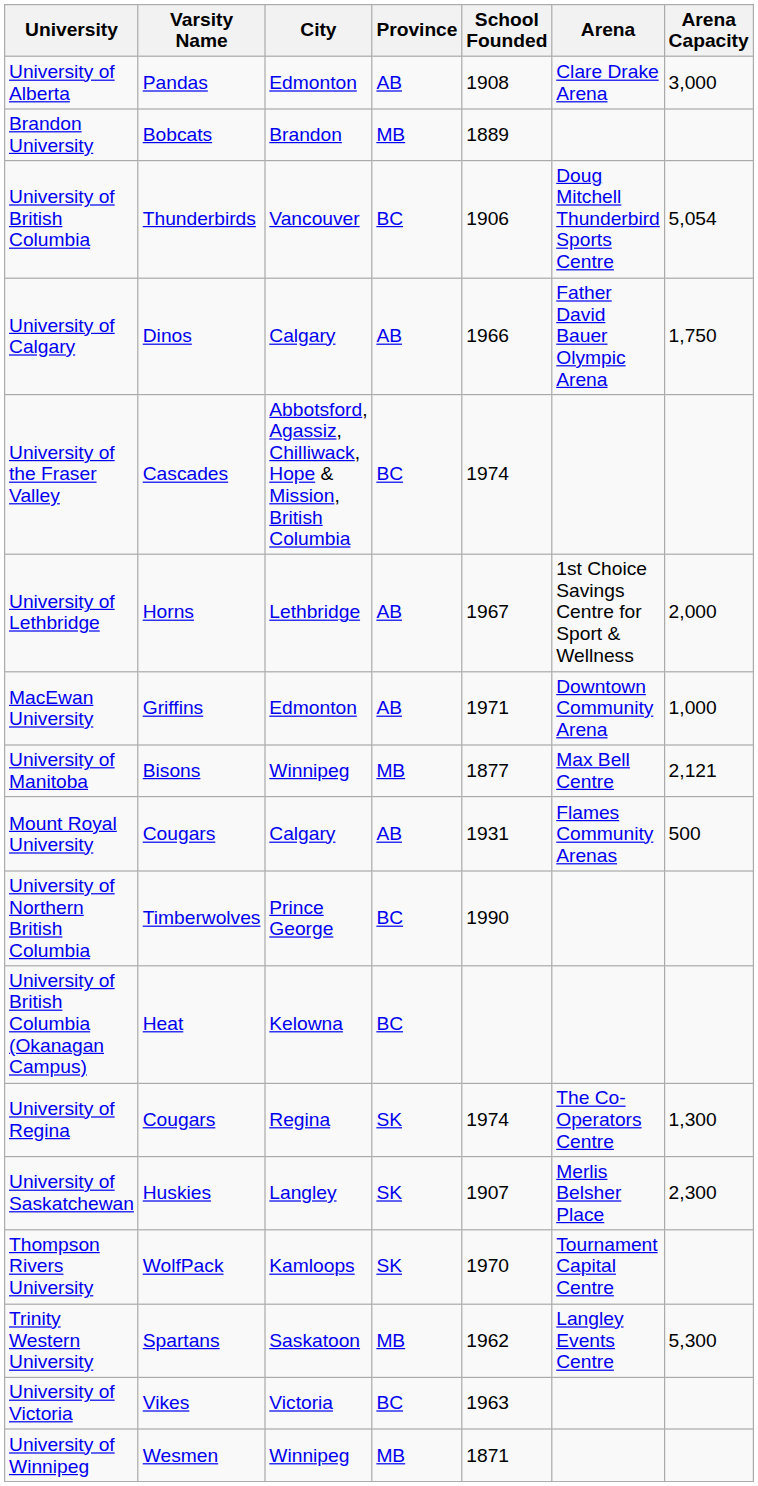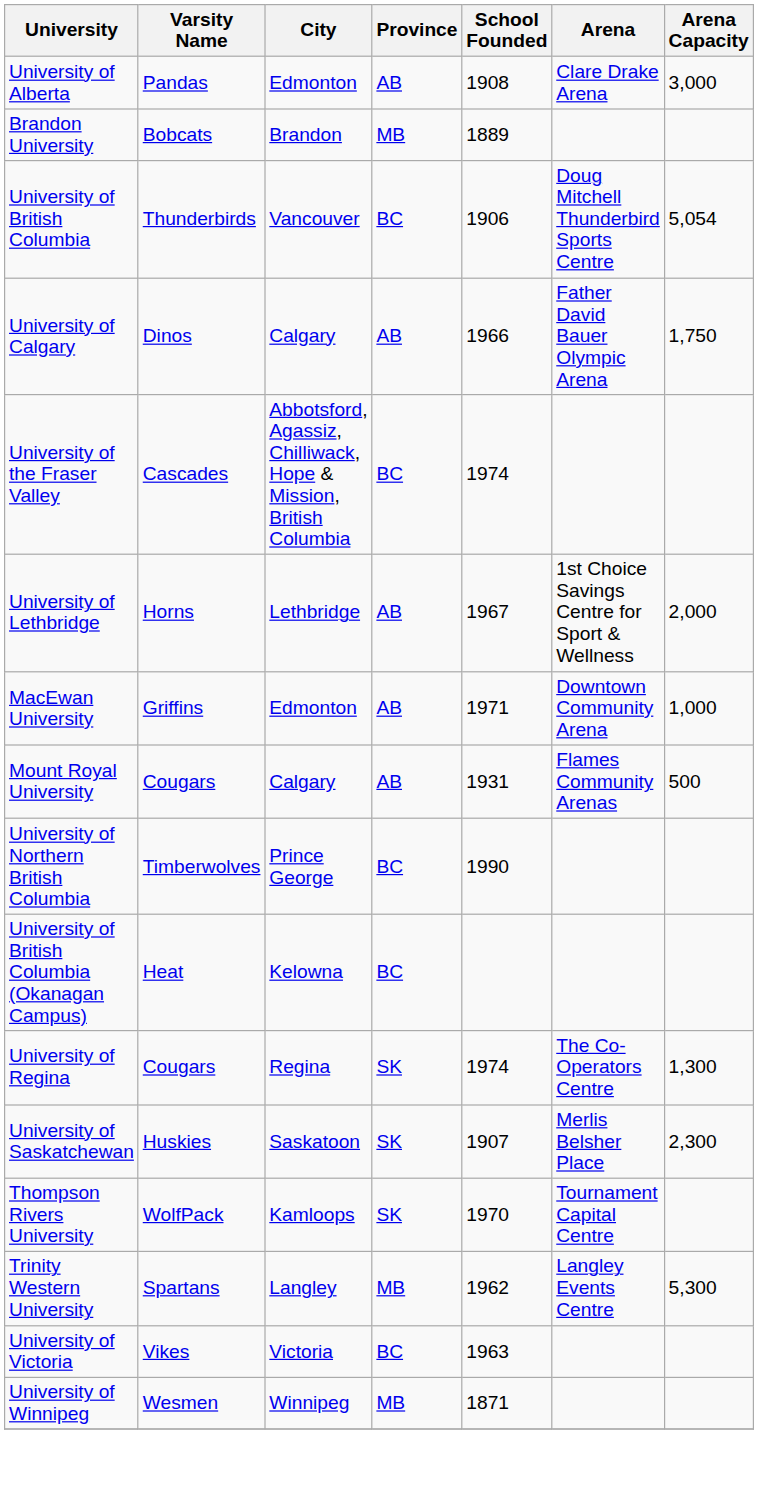- row: (62, 770)
(303, 1193) Langley -> (315, 1141) Saskatoon
(315, 1340) Saskatoon -> (303, 1288) Langley
